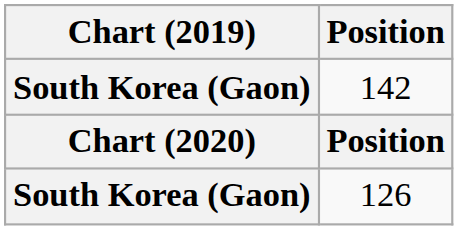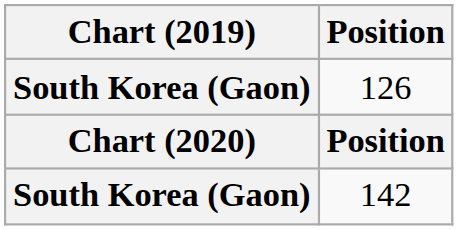rows swapped: (386, 195) <-> (386, 86)
